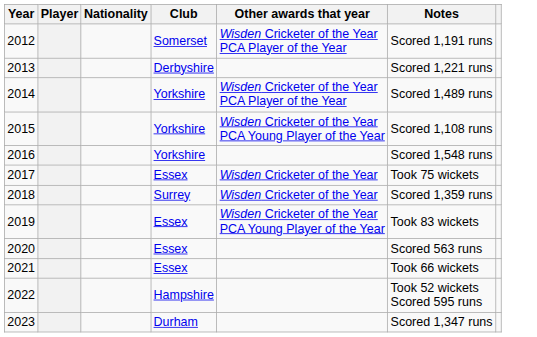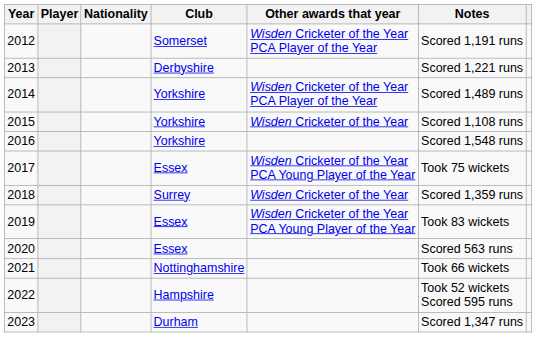(302, 128) Wisden Cricketer of the Year PCA Young Player of the Year -> (329, 121) Wisden Cricketer of the Year
(299, 175) Wisden Cricketer of the Year -> (333, 168) Wisden Cricketer of the Year PCA Young Player of the Year
(171, 268) Essex -> (199, 268) Nottinghamshire
